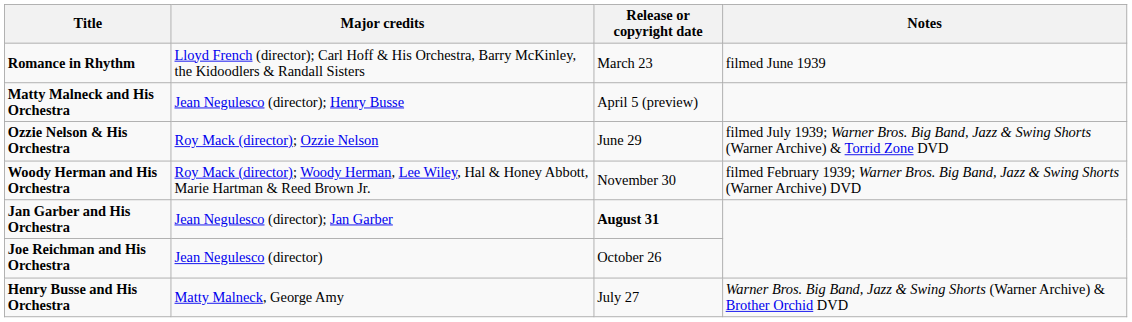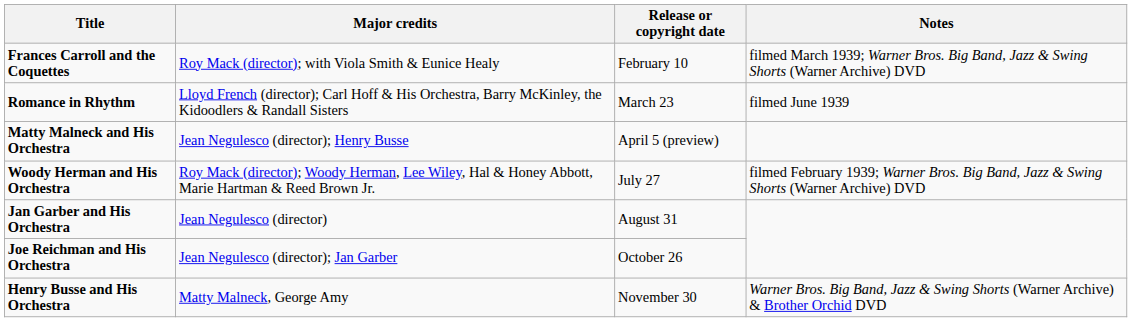+ row: (81, 63)
- row: (68, 141)
(637, 180) November 30 -> (639, 180) July 27
(284, 219) Jean Negulesco (director); Jan Garber -> (253, 219) Jean Negulesco (director)
(628, 219) bold -> (648, 219) normal
(248, 258) Jean Negulesco (director) -> (288, 258) Jean Negulesco (director); Jan Garber
(618, 297) July 27 -> (657, 297) November 30
